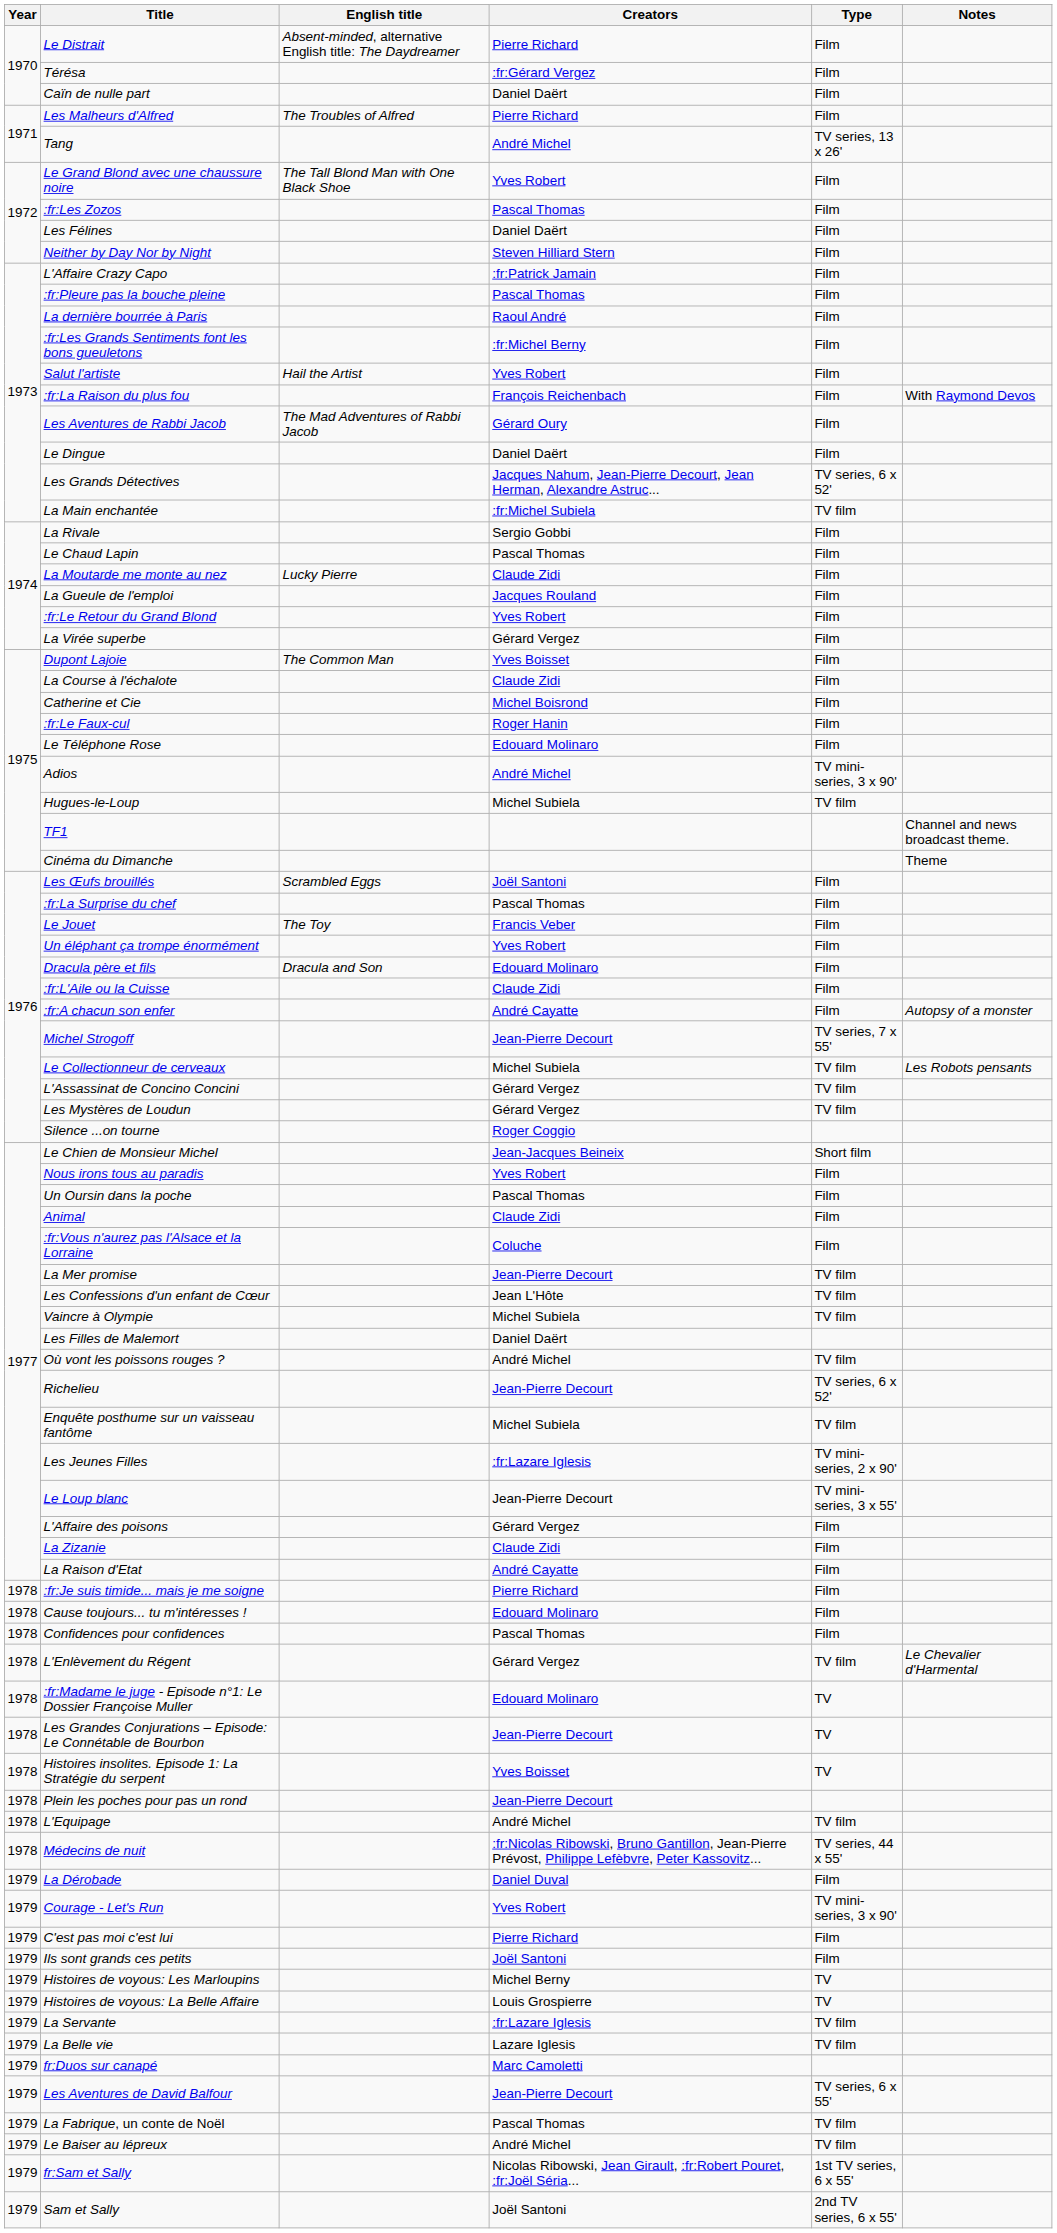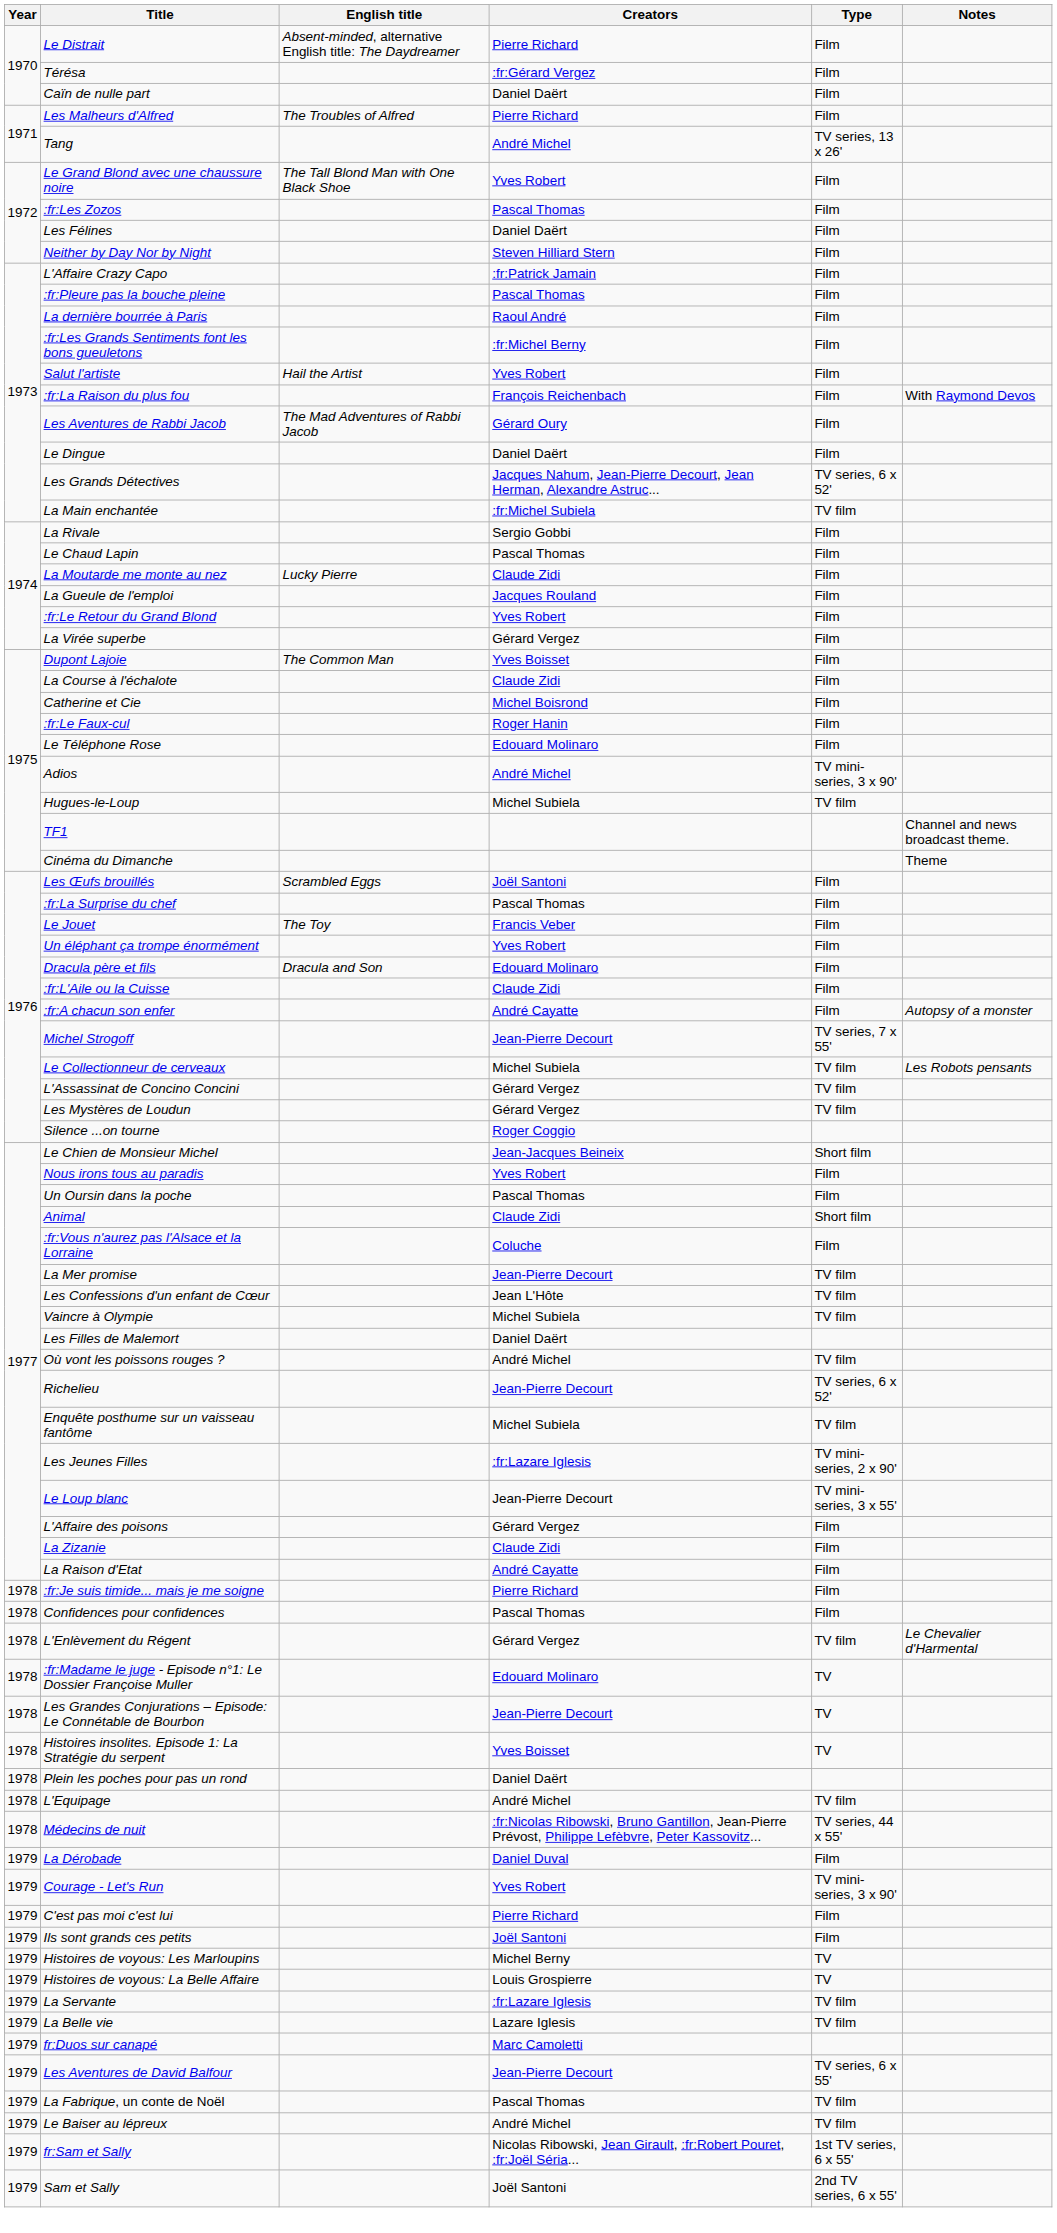(827, 1216) Film -> (843, 1216) Short film
- row: (145, 1612)
(552, 1800) Jean-Pierre Decourt -> (530, 1779) Daniel Daërt
